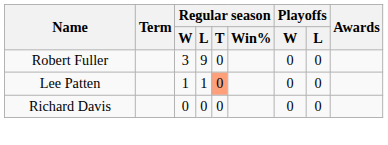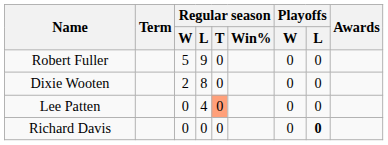(185, 60) 3 -> (185, 60) 5
+ row: (70, 83)
(185, 83) 1 -> (185, 106) 0
(204, 83) 1 -> (204, 106) 4
(318, 106) normal -> (318, 128) bold
